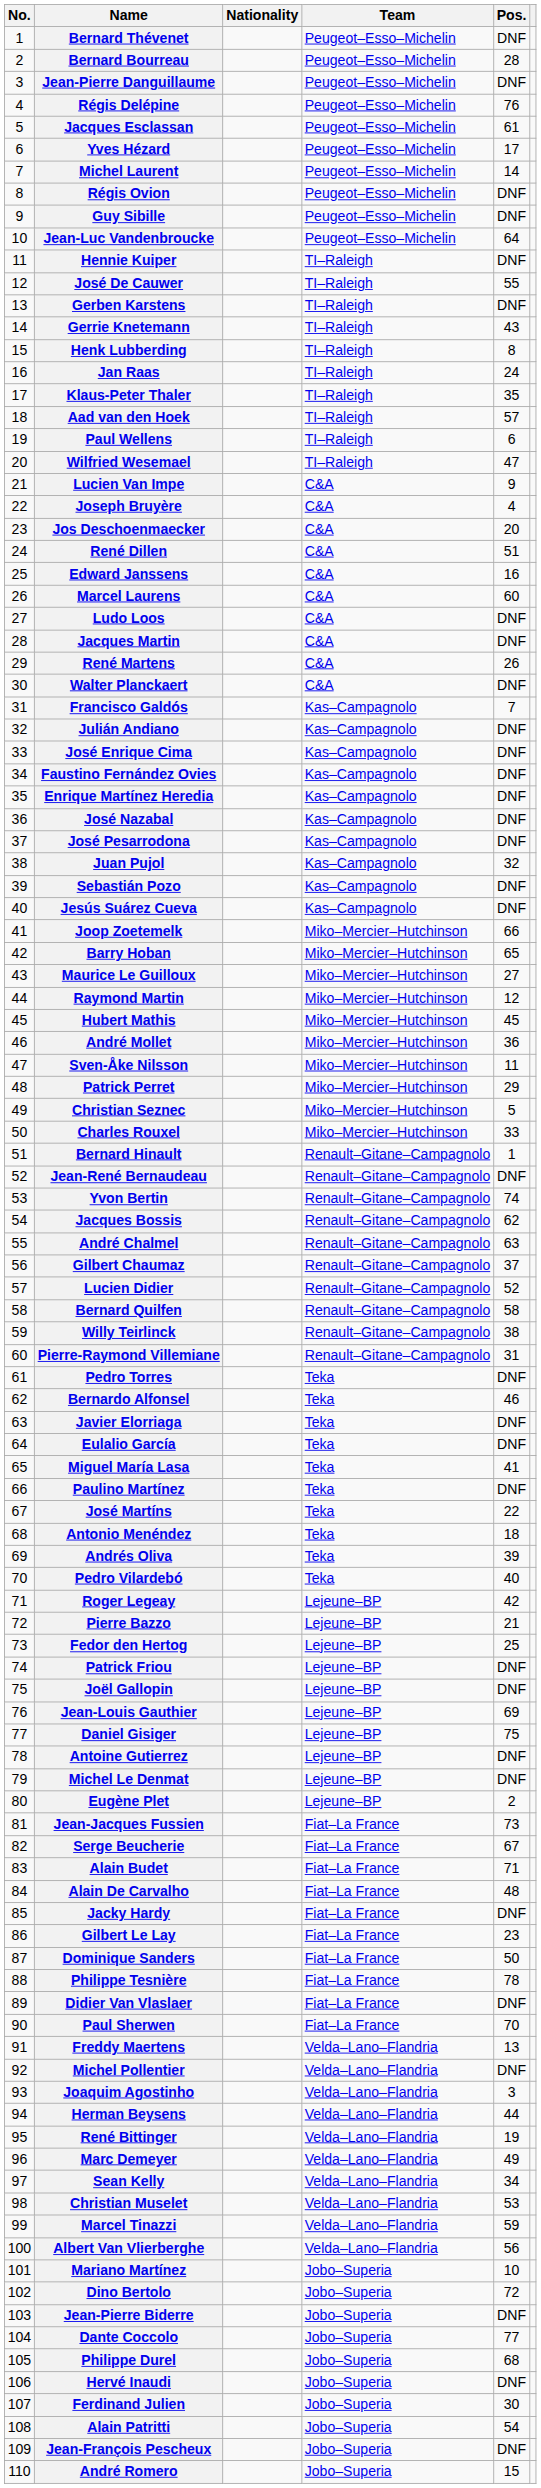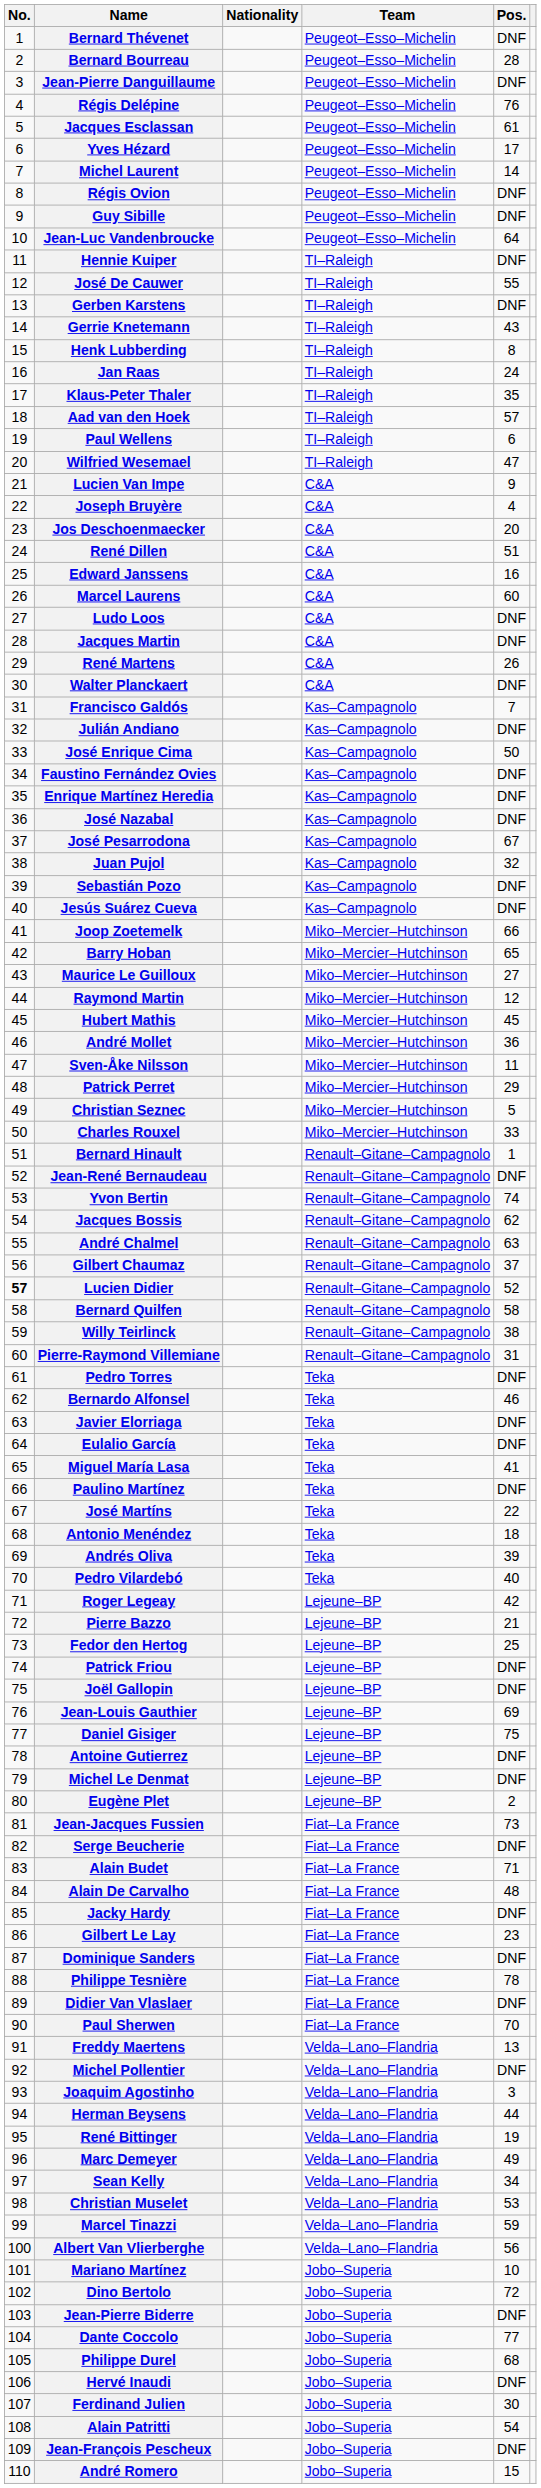(512, 752) DNF -> (512, 752) 50
(512, 841) DNF -> (512, 841) 67
(19, 1288) normal -> (19, 1288) bold
(512, 1846) 67 -> (512, 1846) DNF
(512, 1958) 50 -> (512, 1958) DNF
